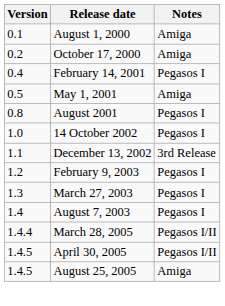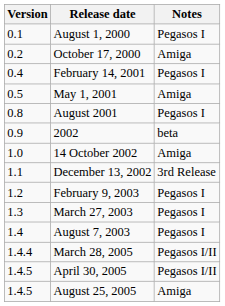(174, 34) Amiga -> (181, 34) Pegasos I
+ row: (66, 133)
(181, 133) Pegasos I -> (174, 152) Amiga
